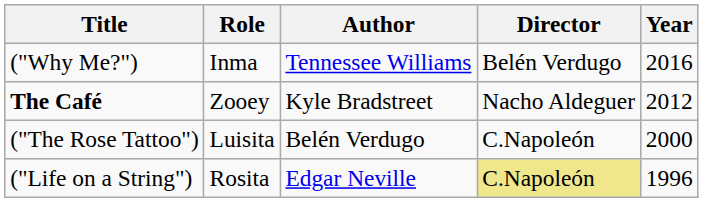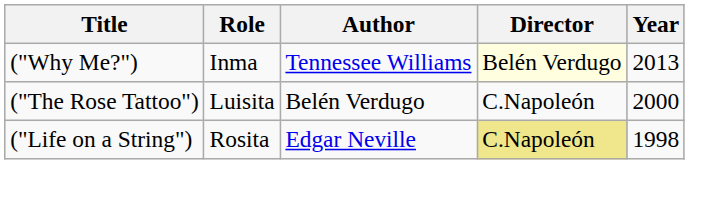(552, 62) no background -> (552, 62) lightyellow background
(669, 62) 2016 -> (656, 62) 2013
- row: (56, 101)
(669, 178) 1996 -> (656, 139) 1998
